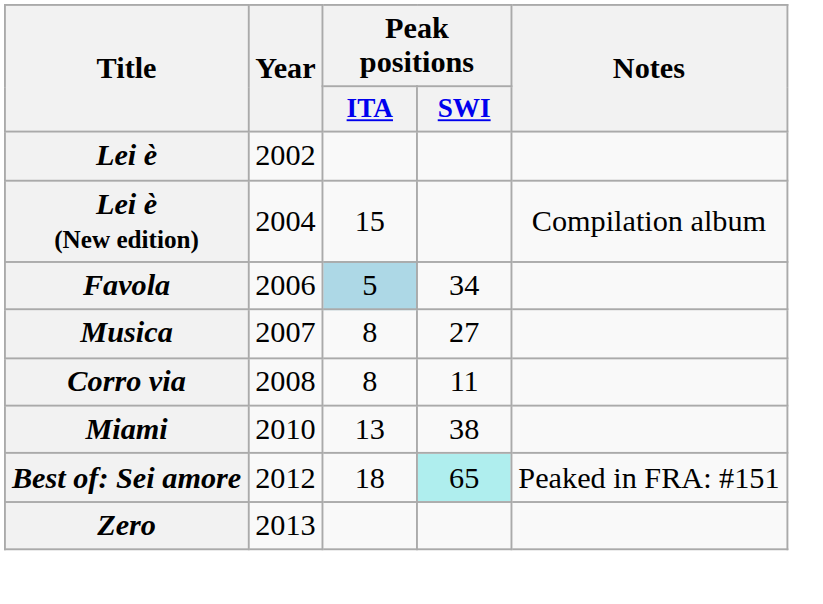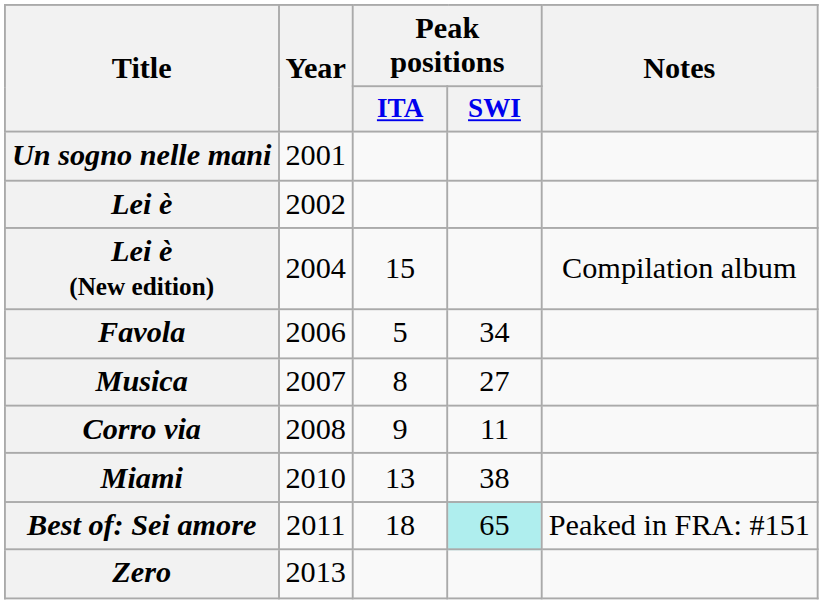+ row: (142, 155)
(370, 285) lightblue background -> (400, 333) no background
(370, 381) 8 -> (400, 429) 9
(285, 477) 2012 -> (316, 525) 2011
